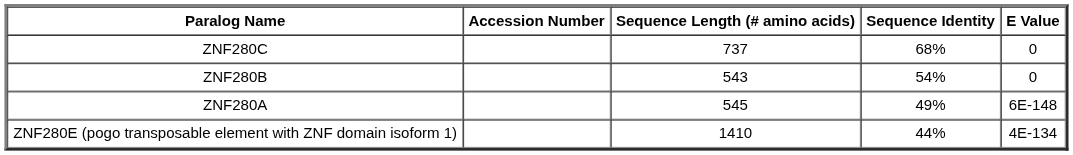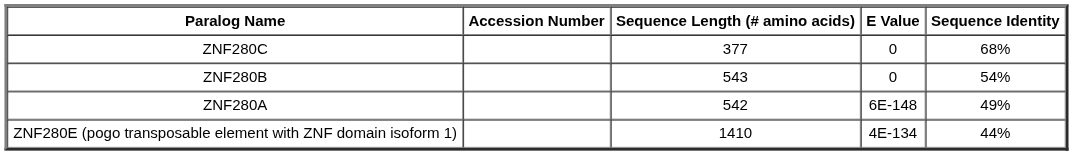columns swapped: (931, 20) <-> (1033, 20)
(735, 49) 737 -> (735, 49) 377
(735, 105) 545 -> (735, 105) 542
